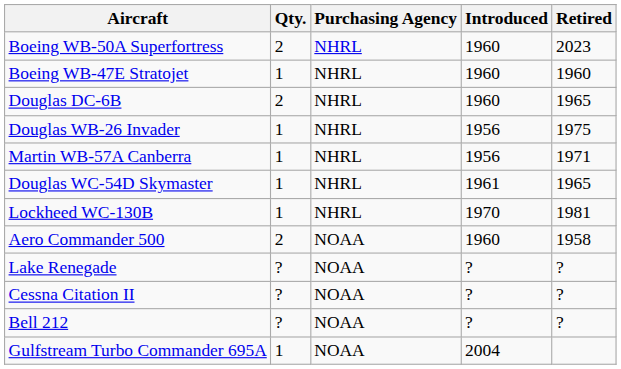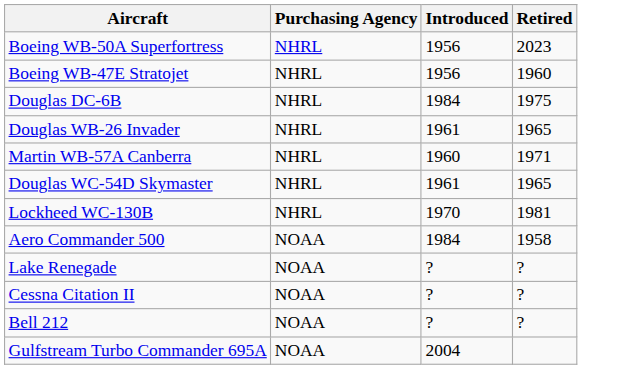- column: (291, 18)
(482, 45) 1960 -> (443, 45) 1956
(482, 73) 1960 -> (443, 73) 1956
(482, 101) 1960 -> (443, 101) 1984
(573, 101) 1965 -> (534, 101) 1975
(482, 128) 1956 -> (443, 128) 1961
(573, 128) 1975 -> (534, 128) 1965
(482, 156) 1956 -> (443, 156) 1960
(482, 239) 1960 -> (443, 239) 1984
